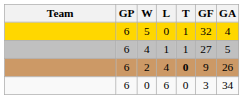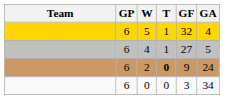- column: (166, 13)
(228, 67) 26 -> (208, 67) 24
